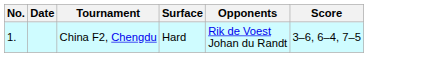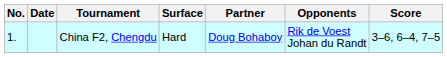+ column: (245, 13)
